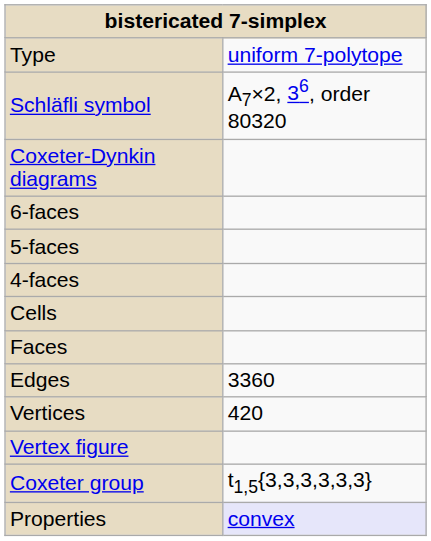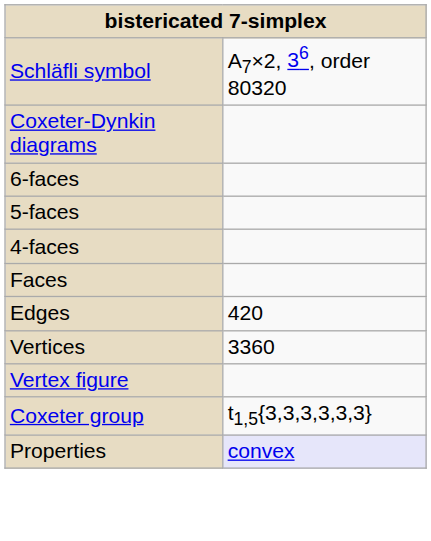- row: (33, 54)
- row: (33, 313)
(251, 380) 3360 -> (245, 313) 420
(245, 413) 420 -> (251, 346) 3360
